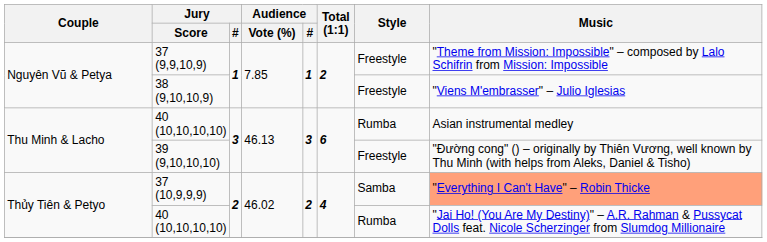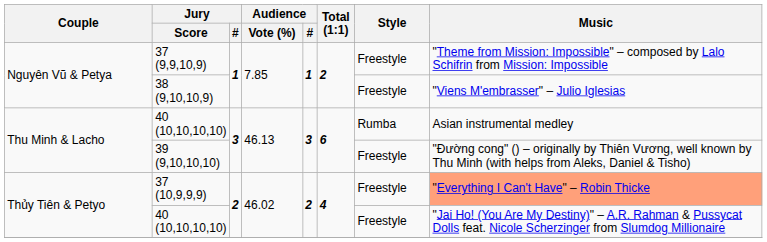(376, 188) Samba -> (382, 188) Freestyle
(377, 221) Rumba -> (382, 221) Freestyle
